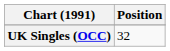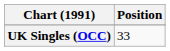(124, 35) 32 -> (124, 35) 33
